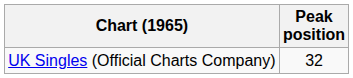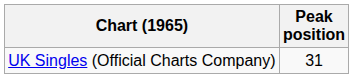(314, 60) 32 -> (314, 60) 31
